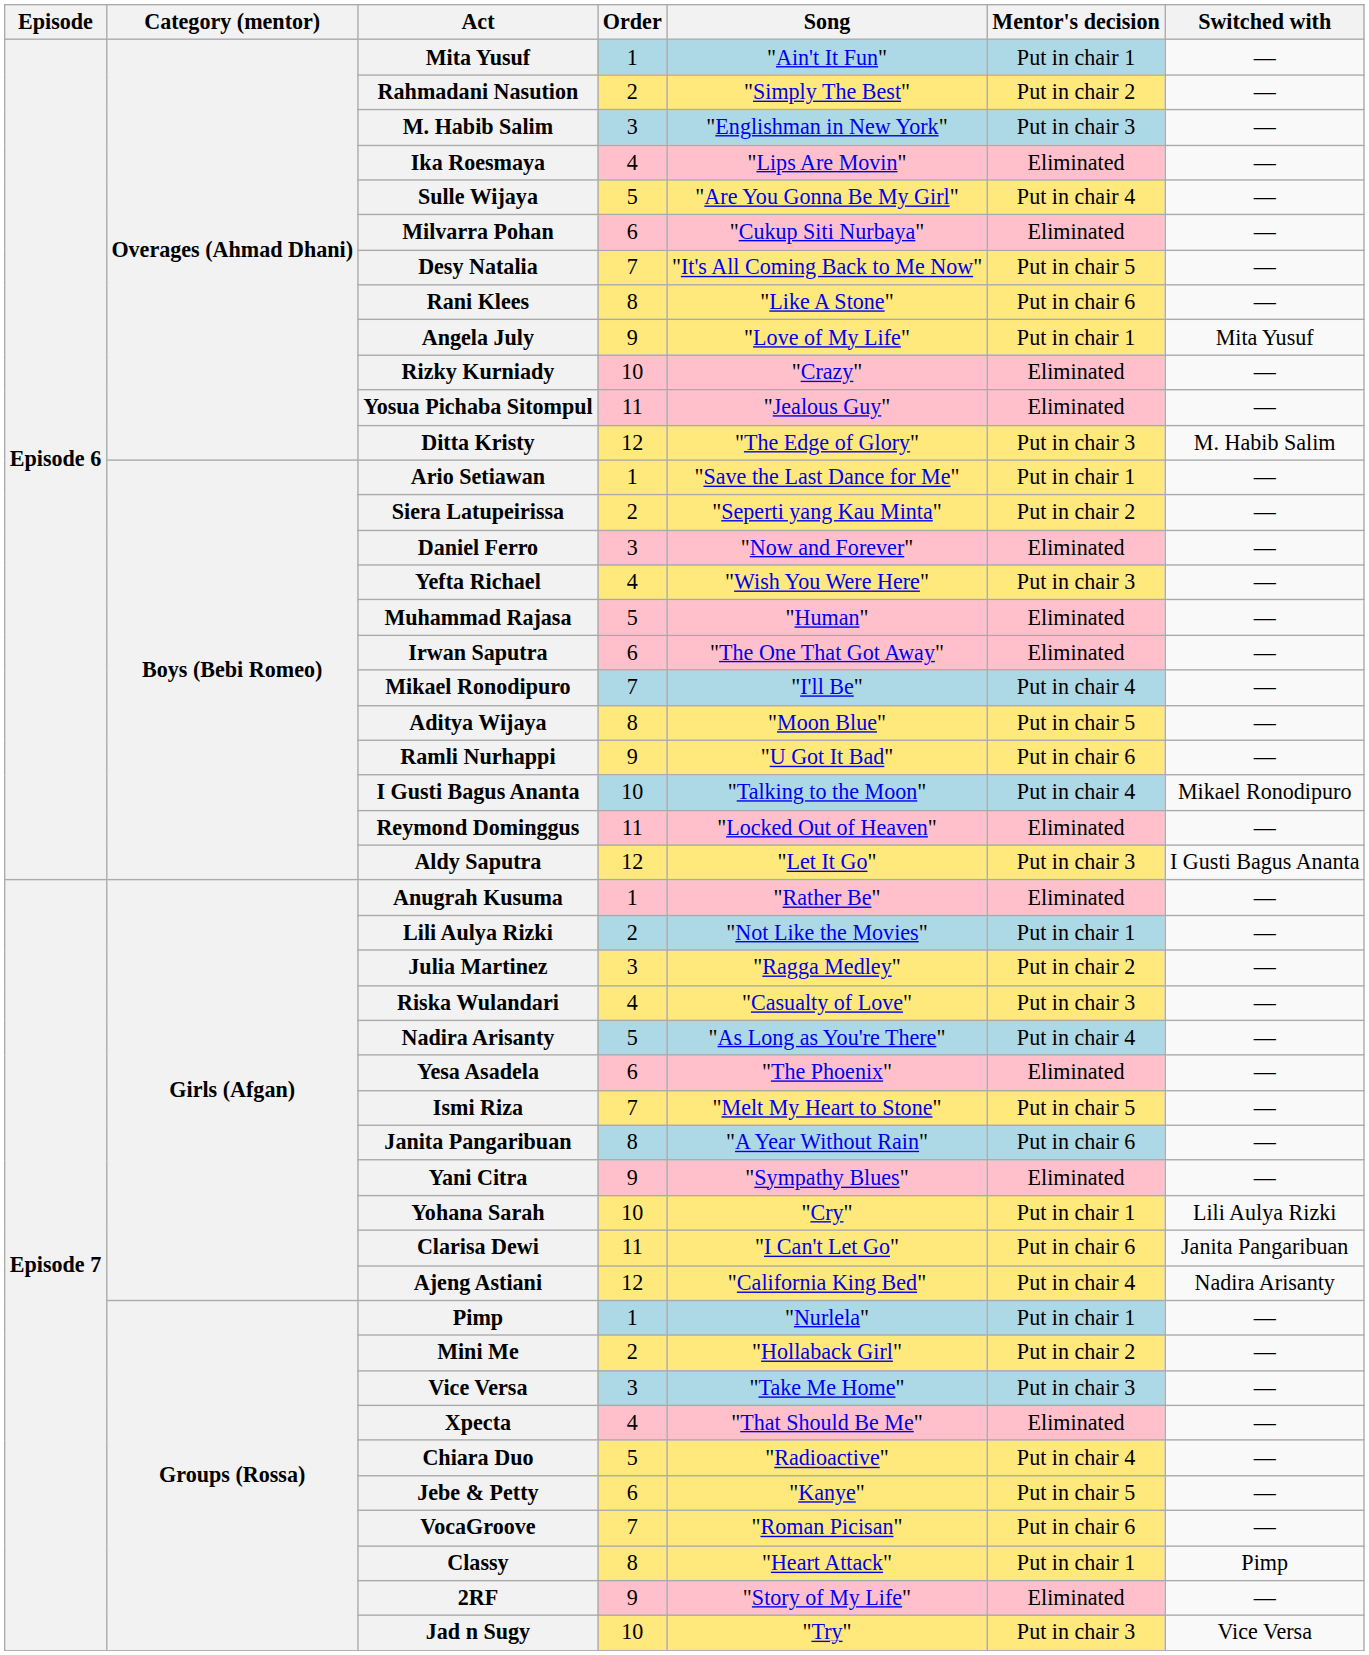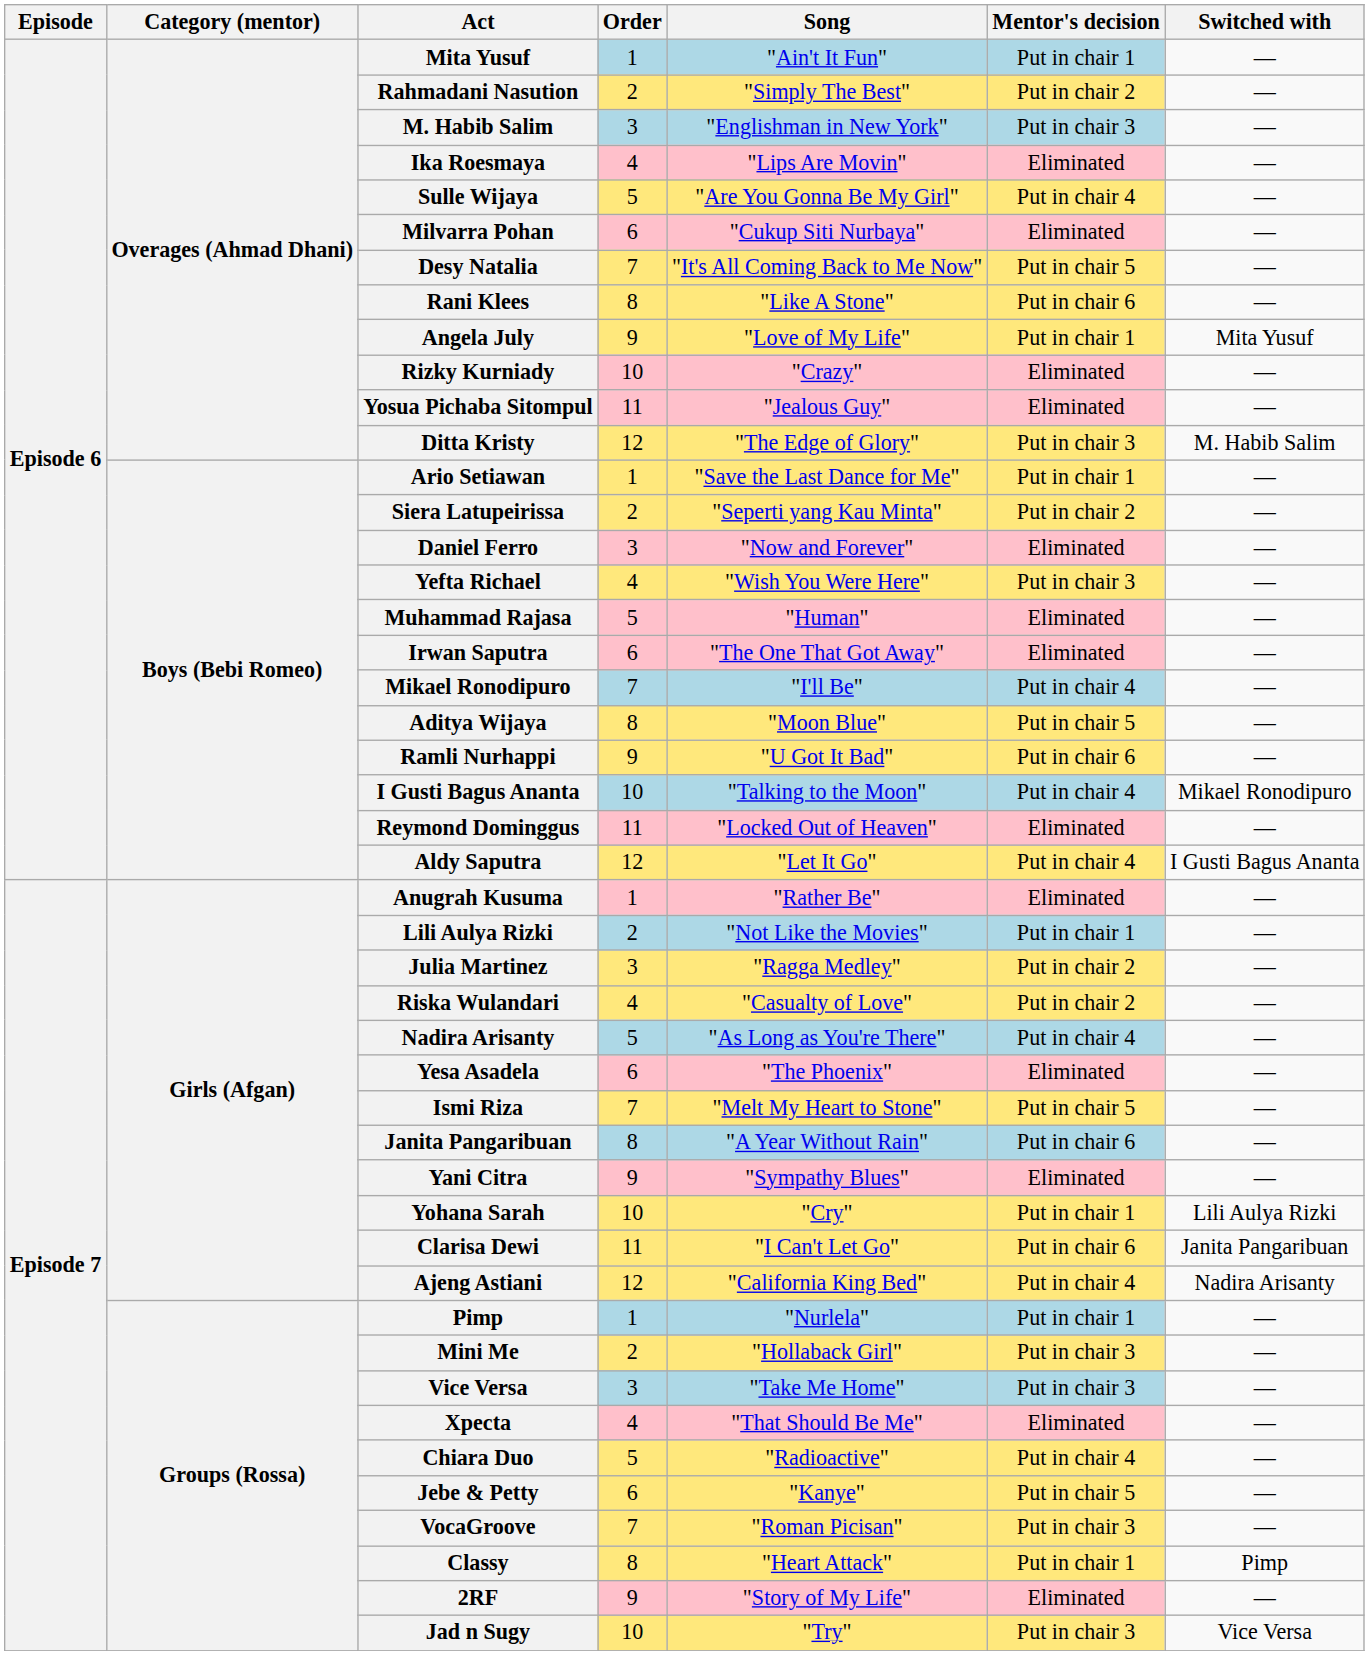(1076, 862) Put in chair 3 -> (1076, 862) Put in chair 4
(1076, 1002) Put in chair 3 -> (1076, 1002) Put in chair 2
(1076, 1352) Put in chair 2 -> (1076, 1352) Put in chair 3
(1076, 1527) Put in chair 6 -> (1076, 1527) Put in chair 3
